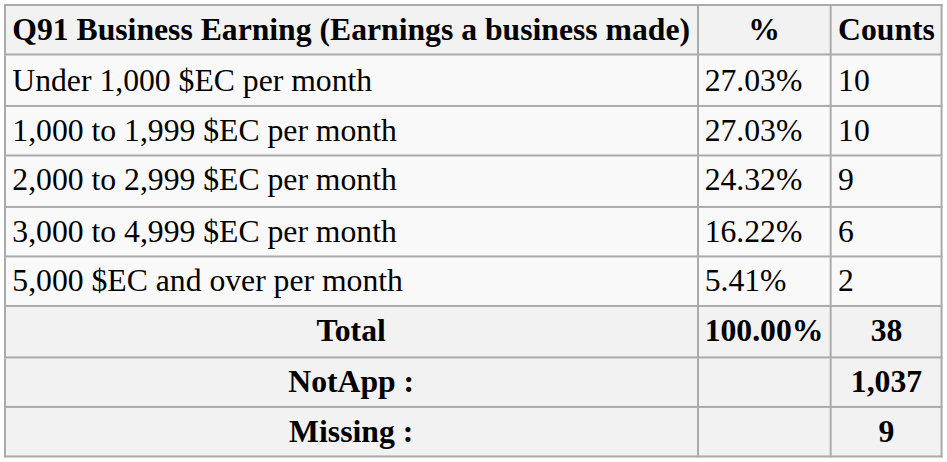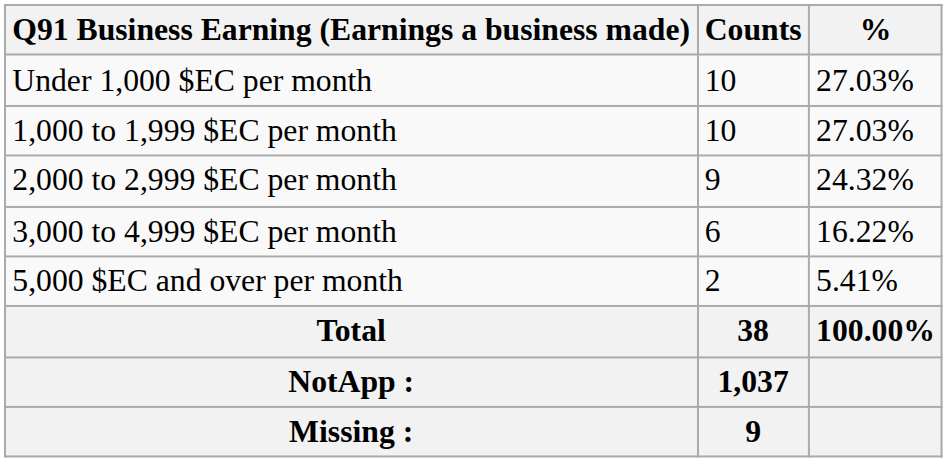columns swapped: (886, 29) <-> (764, 29)
